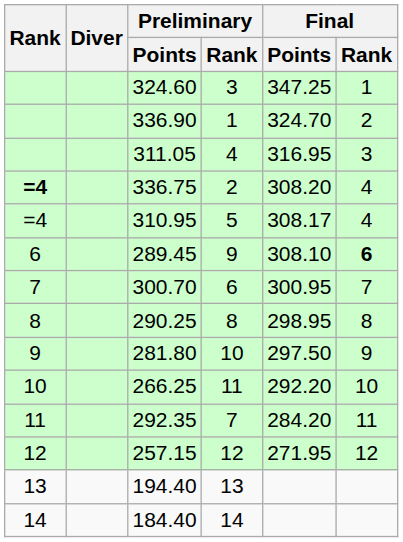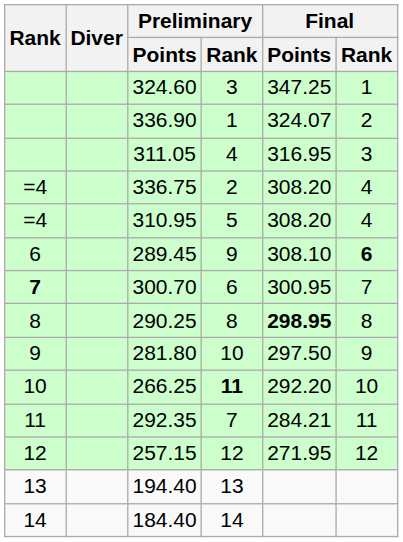(299, 120) 324.70 -> (299, 120) 324.07
(35, 187) bold -> (35, 187) normal
(299, 220) 308.17 -> (299, 220) 308.20
(35, 287) normal -> (35, 287) bold
(299, 320) normal -> (299, 320) bold
(232, 386) normal -> (232, 386) bold
(299, 420) 284.20 -> (299, 420) 284.21
